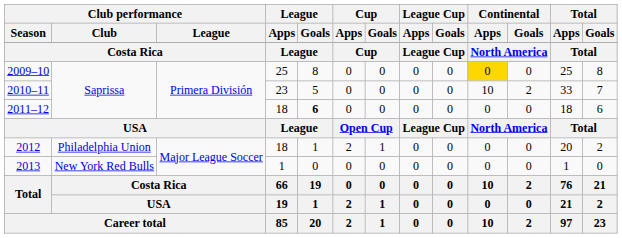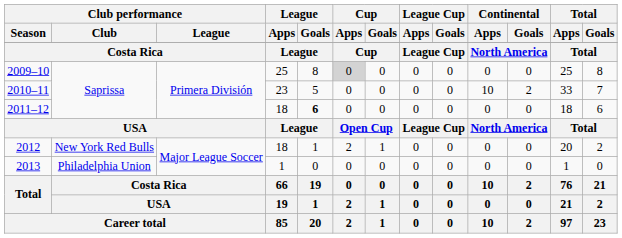(349, 71) no background -> (349, 71) lightgrey background
(487, 71) gold background -> (487, 71) no background
(104, 147) Philadelphia Union -> (104, 147) New York Red Bulls
(104, 166) New York Red Bulls -> (104, 166) Philadelphia Union
